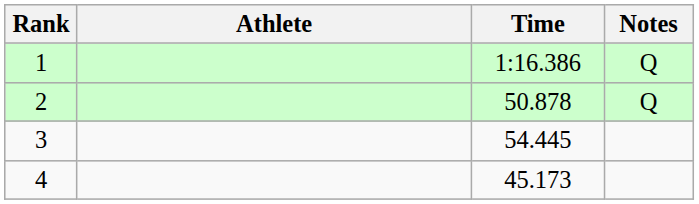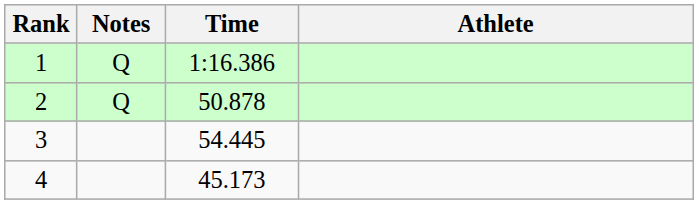columns swapped: (274, 23) <-> (649, 23)
